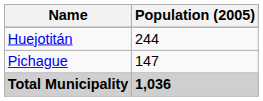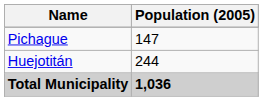rows swapped: (40, 38) <-> (38, 61)
